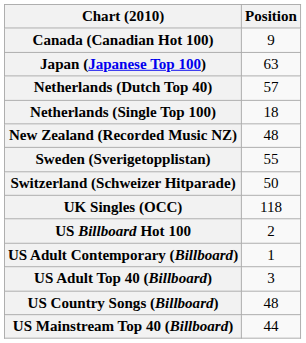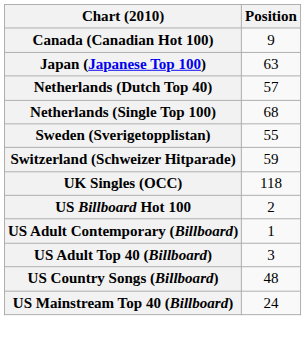(271, 111) 18 -> (271, 111) 68
- row: (123, 135)
(271, 183) 50 -> (271, 159) 59
(271, 326) 44 -> (271, 302) 24
